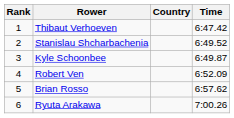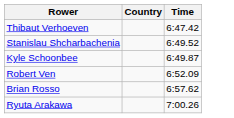- column: (18, 12)
